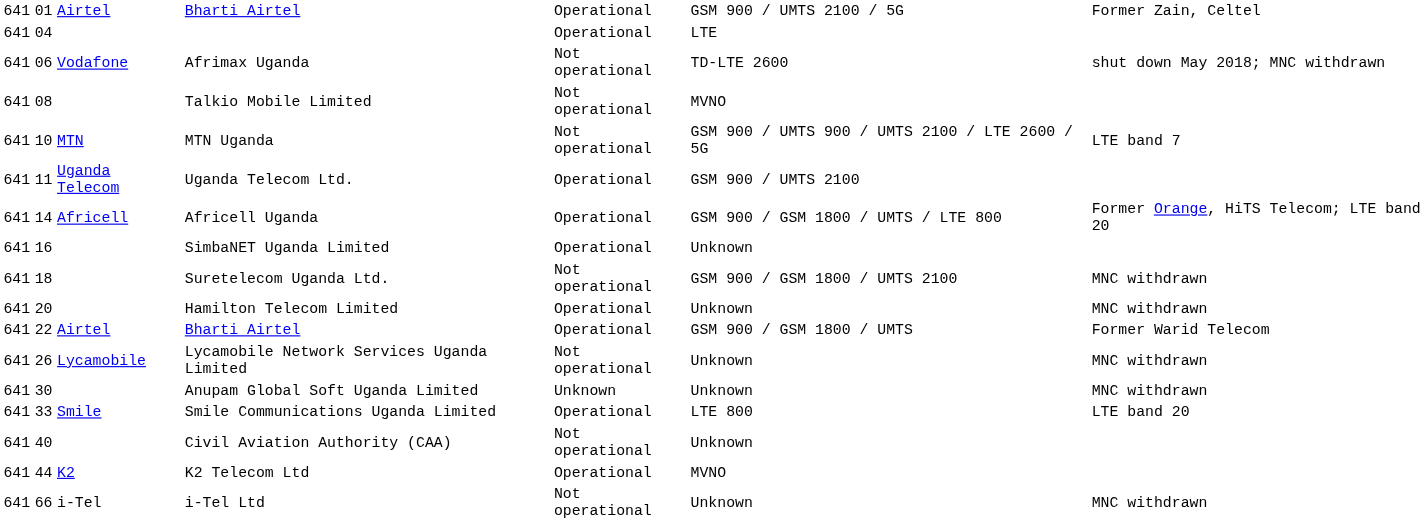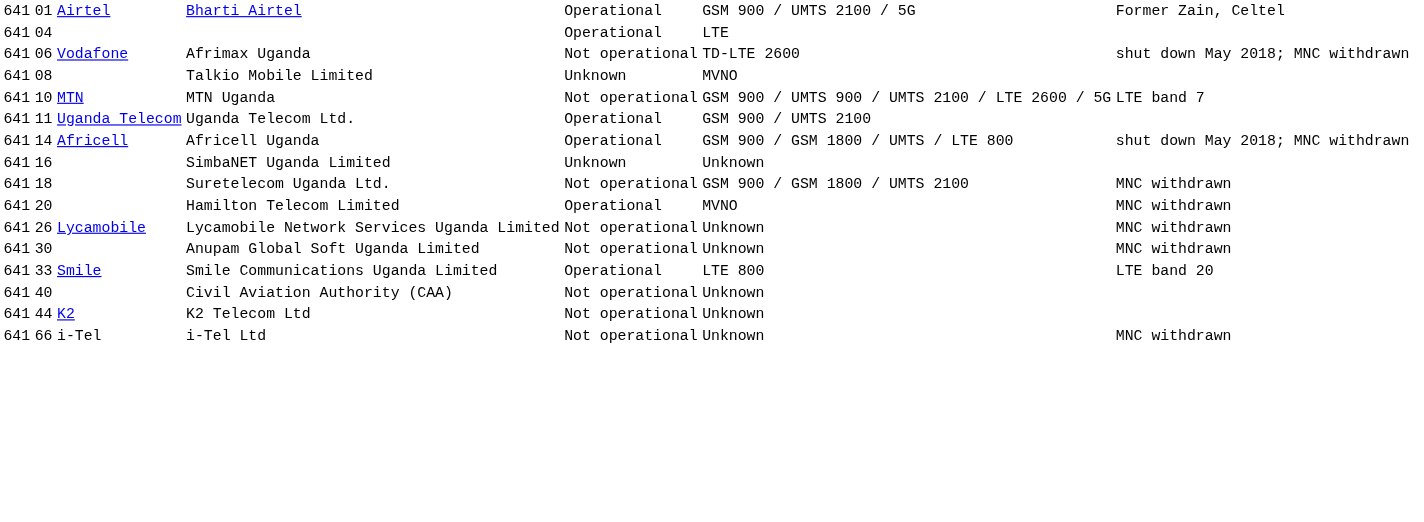(603, 102) Not operational -> (595, 76) Unknown
(1256, 218) Former Orange, HiTS Telecom; LTE band 20 -> (1263, 141) shut down May 2018; MNC withdrawn
(603, 248) Operational -> (595, 163) Unknown
(722, 309) Unknown -> (720, 206) MVNO
- row: (44, 330)
(585, 391) Unknown -> (631, 249) Not operational
(603, 473) Operational -> (631, 314) Not operational
(708, 473) MVNO -> (733, 314) Unknown
